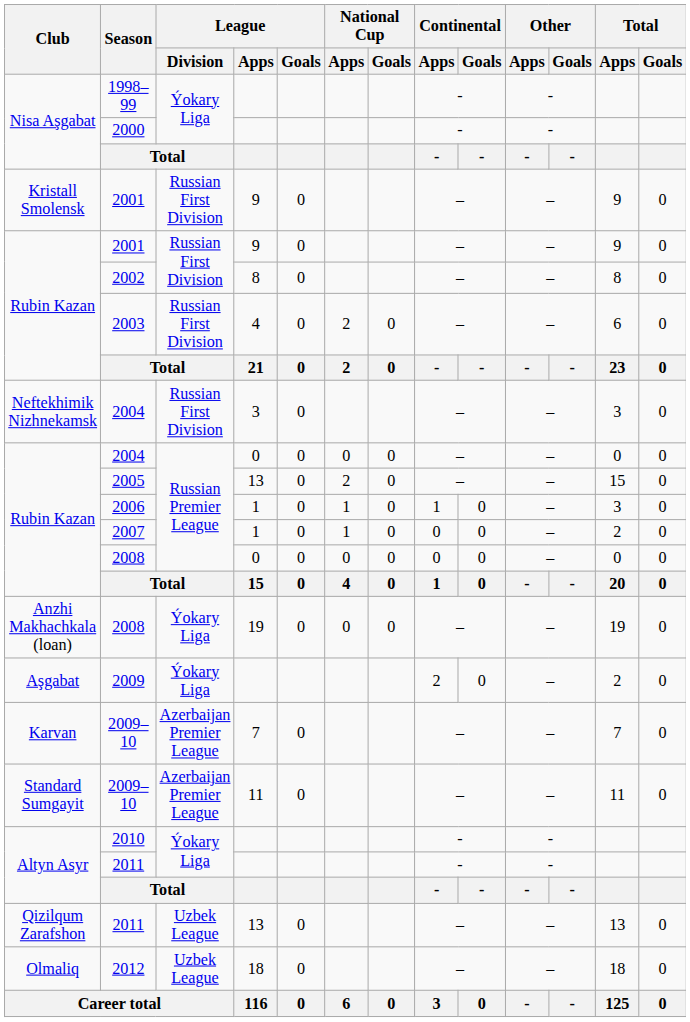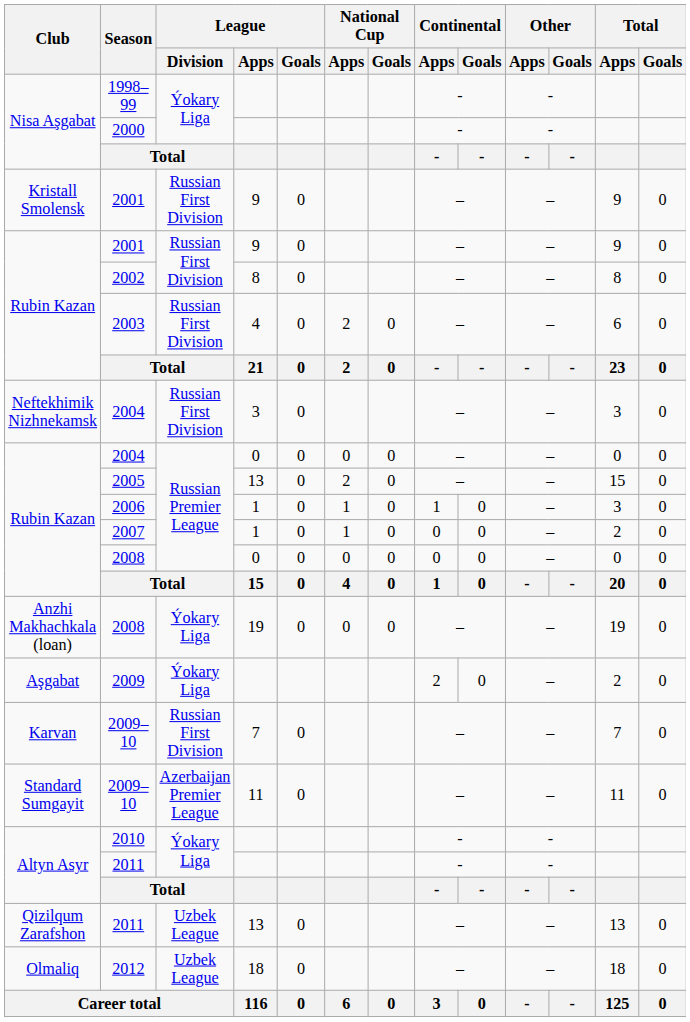(195, 733) Azerbaijan Premier League -> (195, 733) Russian First Division
